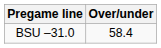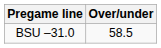(121, 33) 58.4 -> (121, 33) 58.5
